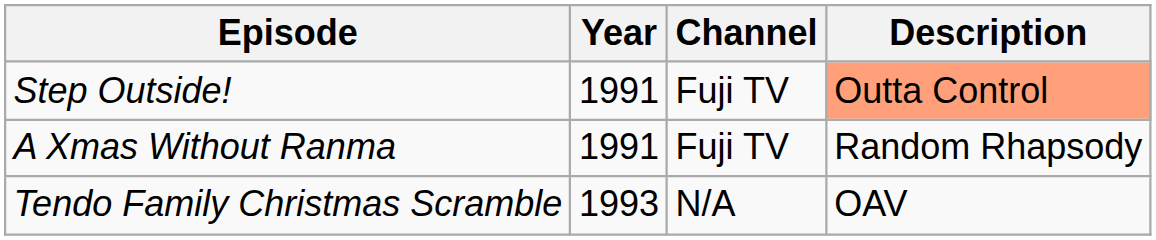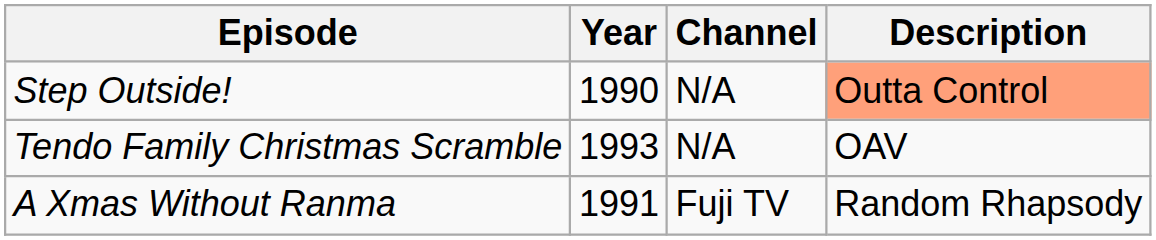(619, 90) 1991 -> (619, 90) 1990
(732, 90) Fuji TV -> (706, 90) N/A
rows swapped: (205, 147) <-> (288, 204)
